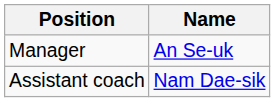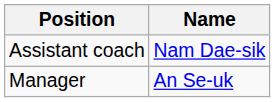rows swapped: (47, 50) <-> (77, 81)
